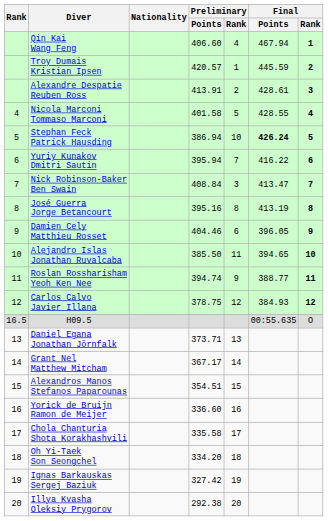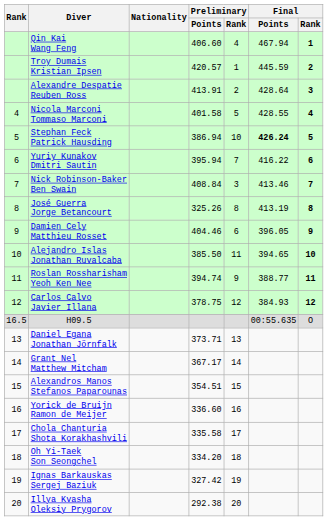(273, 91) 428.61 -> (273, 91) 428.64
(273, 185) 413.47 -> (273, 185) 413.46
(206, 208) 395.16 -> (206, 208) 325.26
